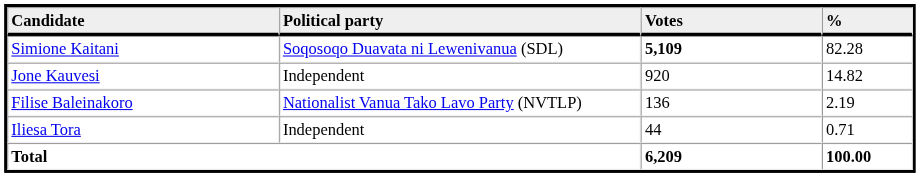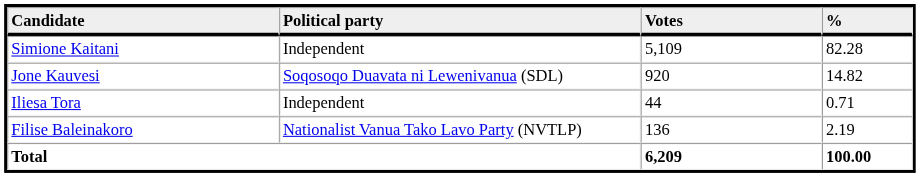(423, 49) Soqosoqo Duavata ni Lewenivanua (SDL) -> (324, 49) Independent
(663, 49) bold -> (663, 49) normal
(324, 76) Independent -> (423, 76) Soqosoqo Duavata ni Lewenivanua (SDL)
rows swapped: (72, 102) <-> (46, 129)
